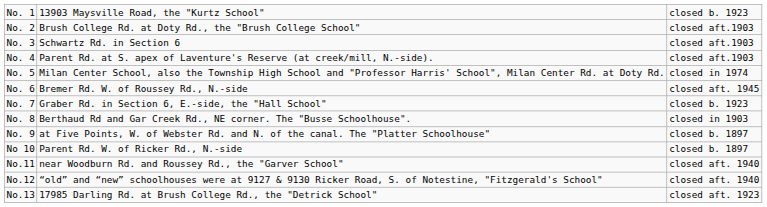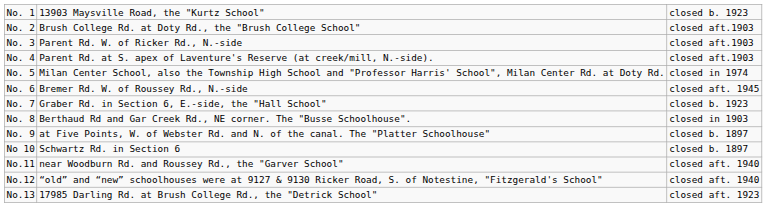(110, 42) Schwartz Rd. in Section 6 -> (141, 42) Parent Rd. W. of Ricker Rd., N.-side
(141, 149) Parent Rd. W. of Ricker Rd., N.-side -> (110, 149) Schwartz Rd. in Section 6
